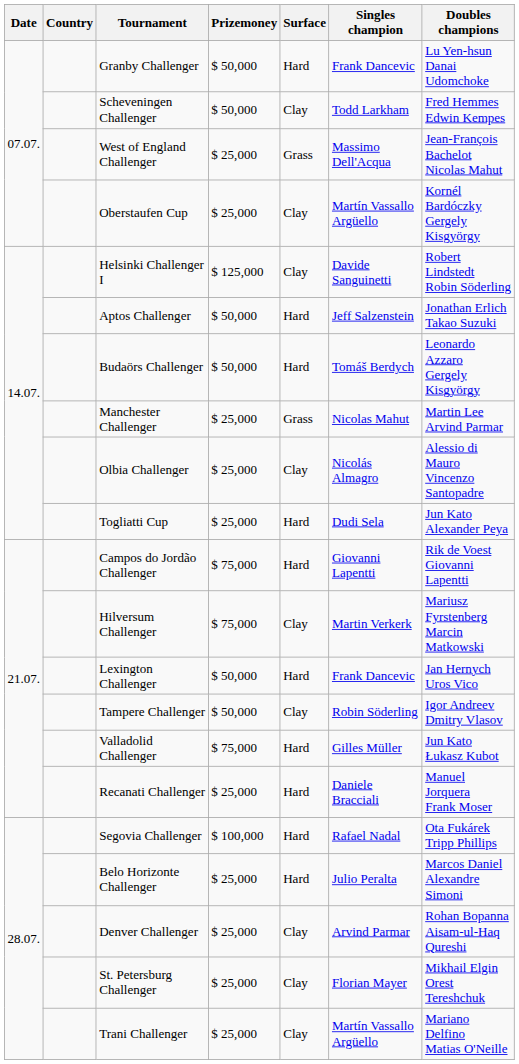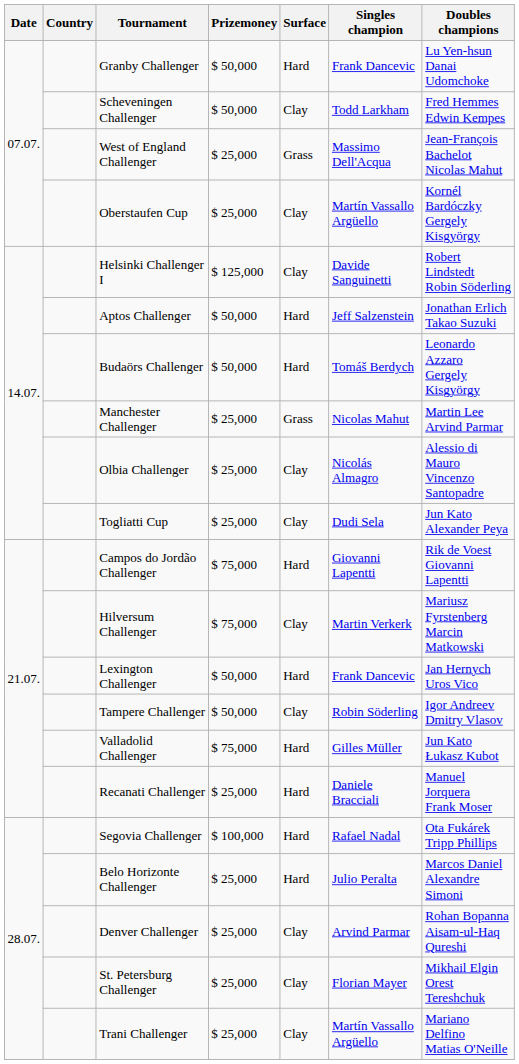(296, 521) Hard -> (296, 521) Clay
